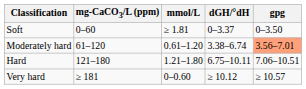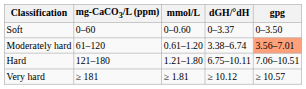(176, 30) ≥ 1.81 -> (177, 30) 0–0.60
(177, 76) 0–0.60 -> (176, 76) ≥ 1.81
